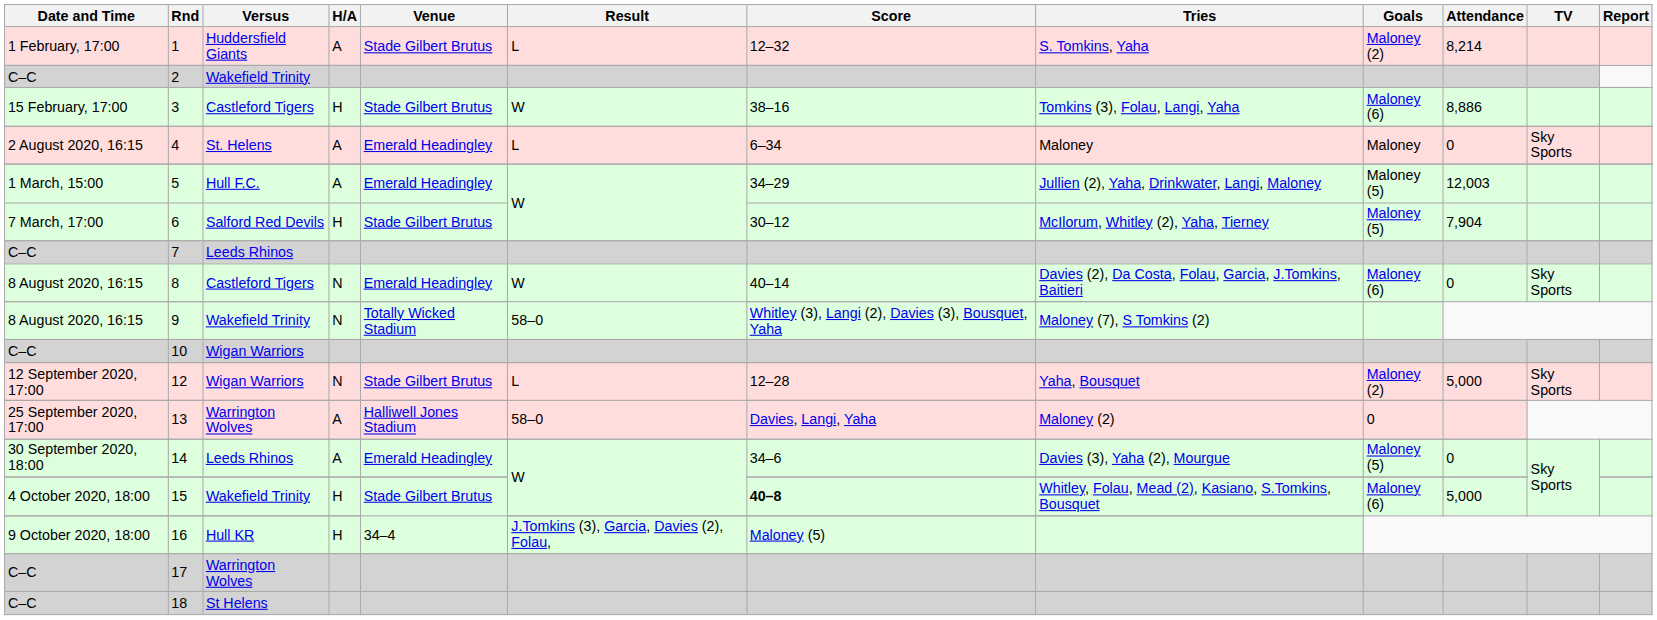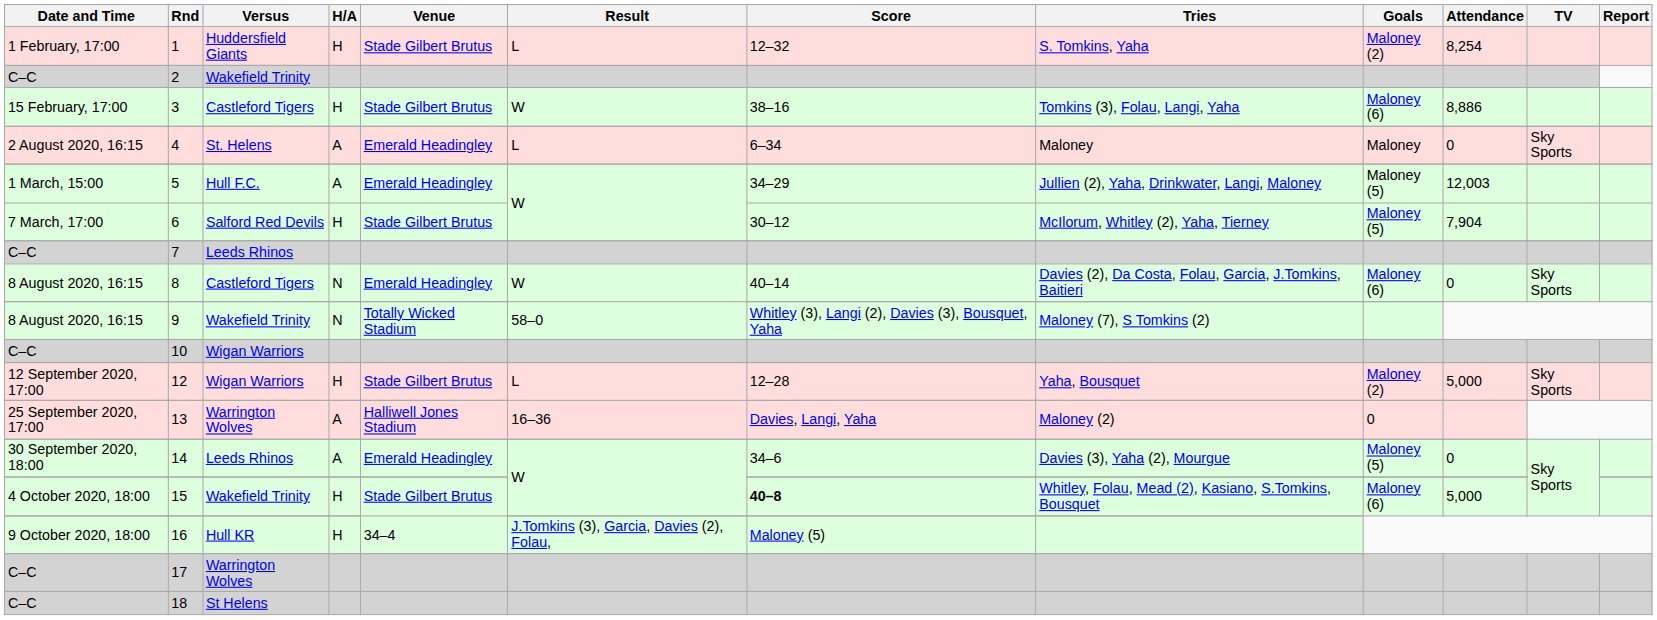(337, 46) A -> (338, 46) H
(1464, 46) 8,214 -> (1464, 46) 8,254
(338, 381) N -> (338, 381) H
(527, 419) 58–0 -> (531, 419) 16–36
